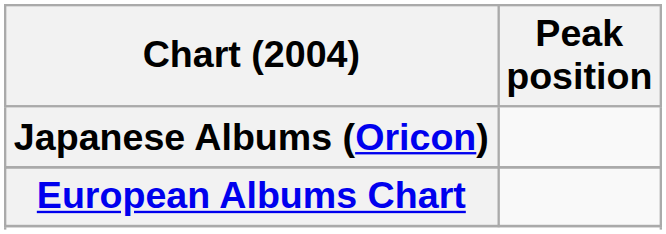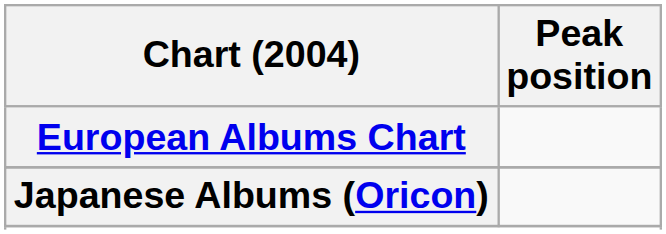rows swapped: (251, 195) <-> (251, 136)
